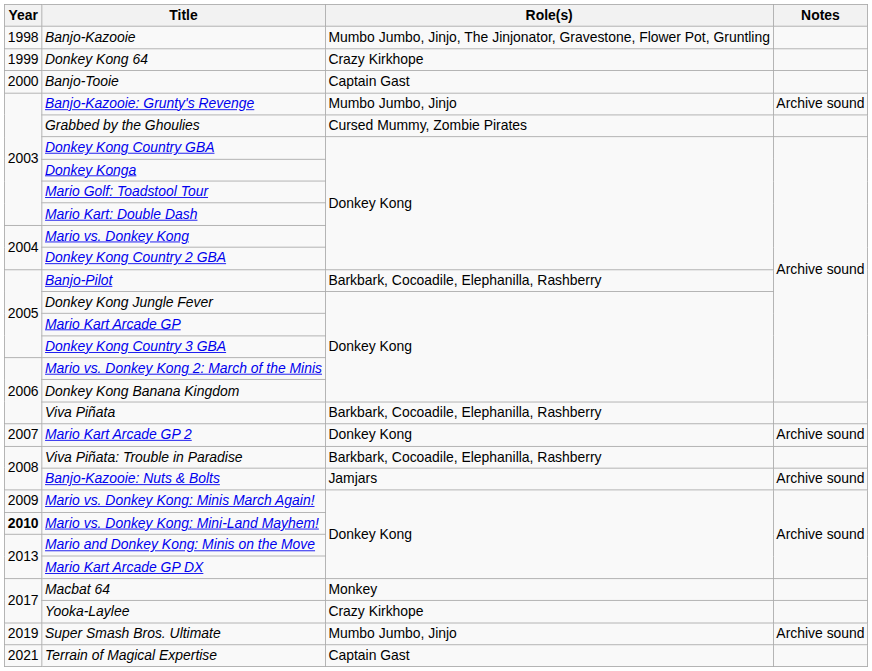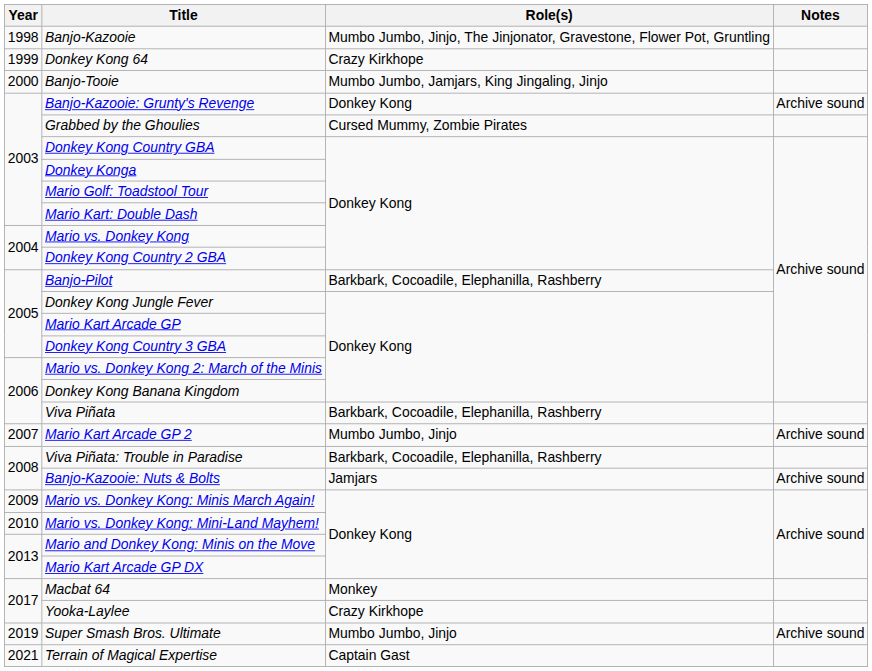(369, 81) Captain Gast -> (468, 81) Mumbo Jumbo, Jamjars, King Jingaling, Jinjo
(393, 103) Mumbo Jumbo, Jinjo -> (370, 103) Donkey Kong
(370, 434) Donkey Kong -> (393, 434) Mumbo Jumbo, Jinjo
(23, 523) bold -> (23, 523) normal
